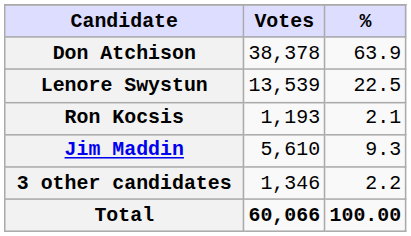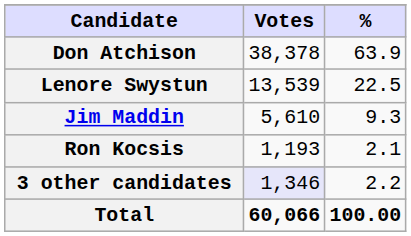rows swapped: (124, 151) <-> (124, 118)
(290, 183) no background -> (290, 183) lavender background
